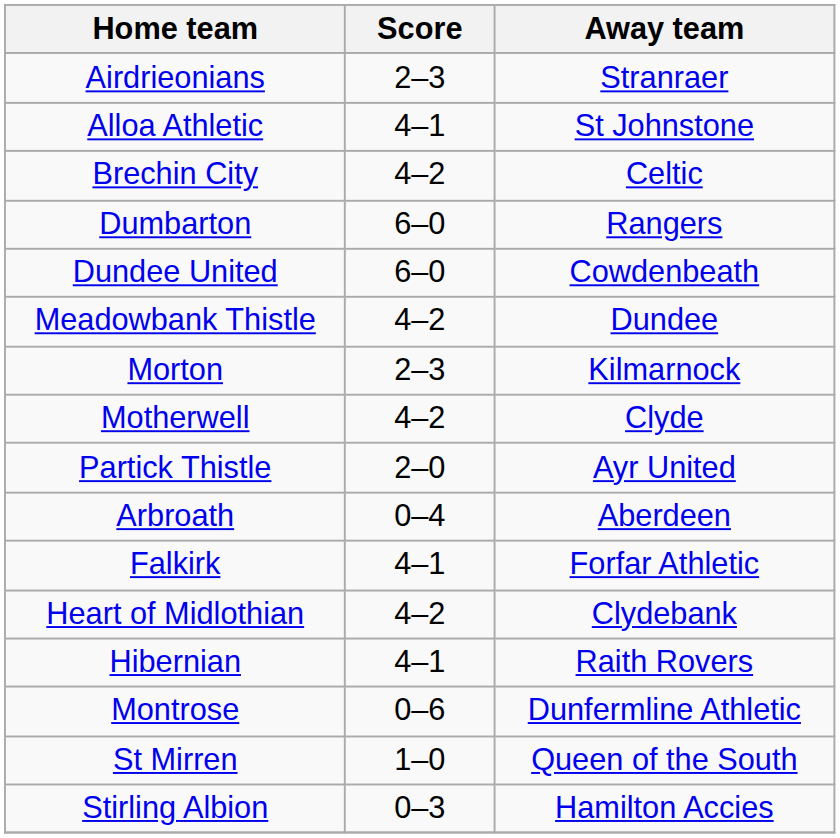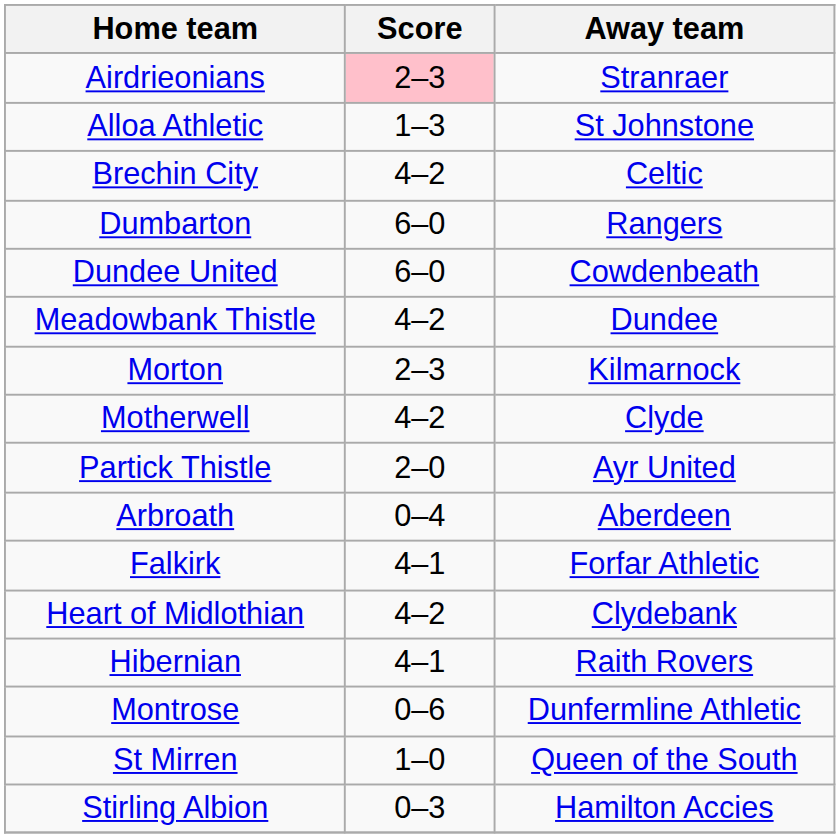(420, 77) no background -> (420, 77) pink background
(420, 126) 4–1 -> (420, 126) 1–3
